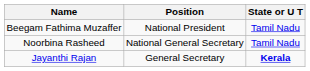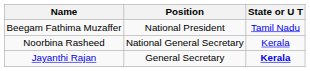(275, 43) Tamil Nadu -> (275, 43) Kerala
